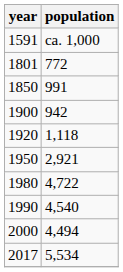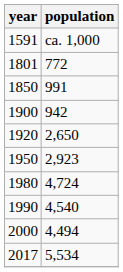(62, 135) 1,118 -> (62, 135) 2,650
(62, 159) 2,921 -> (62, 159) 2,923
(62, 183) 4,722 -> (62, 183) 4,724
